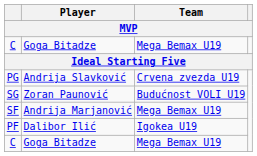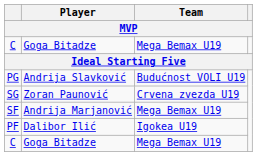(188, 78) Crvena zvezda U19 -> (191, 78) Budućnost VOLI U19
(191, 94) Budućnost VOLI U19 -> (188, 94) Crvena zvezda U19
